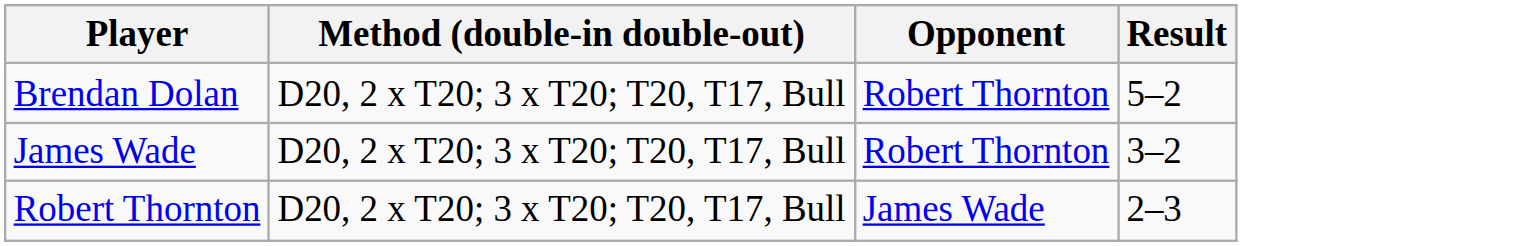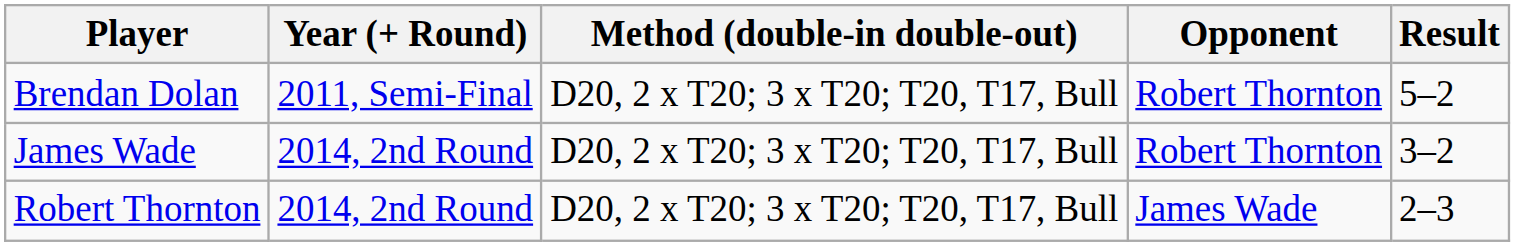+ column: (405, 33)
